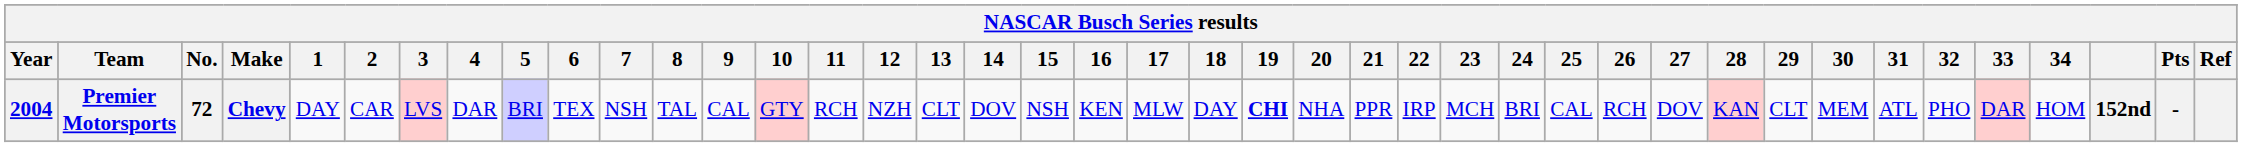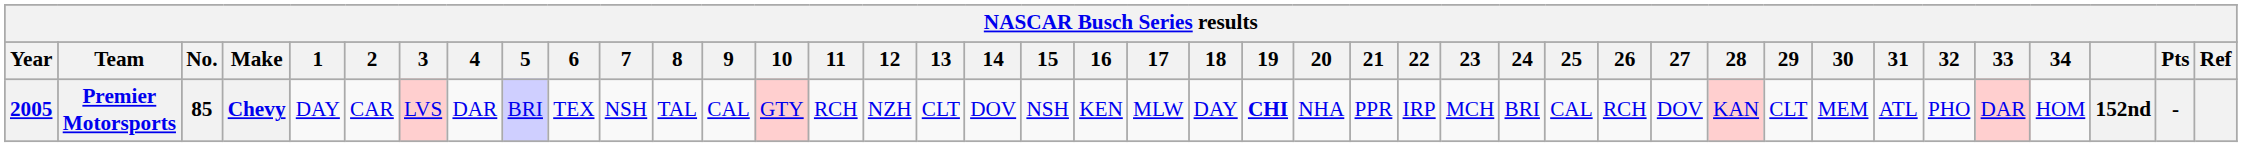(31, 109) 2004 -> (31, 109) 2005
(202, 109) 72 -> (202, 109) 85
